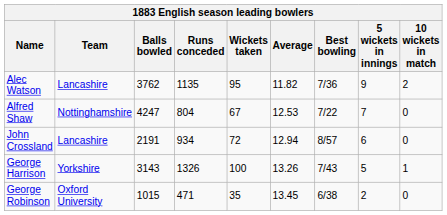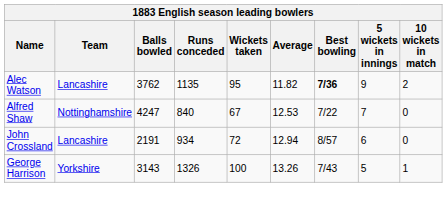(327, 85) normal -> (327, 85) bold
(185, 113) 804 -> (185, 113) 840
- row: (28, 196)
